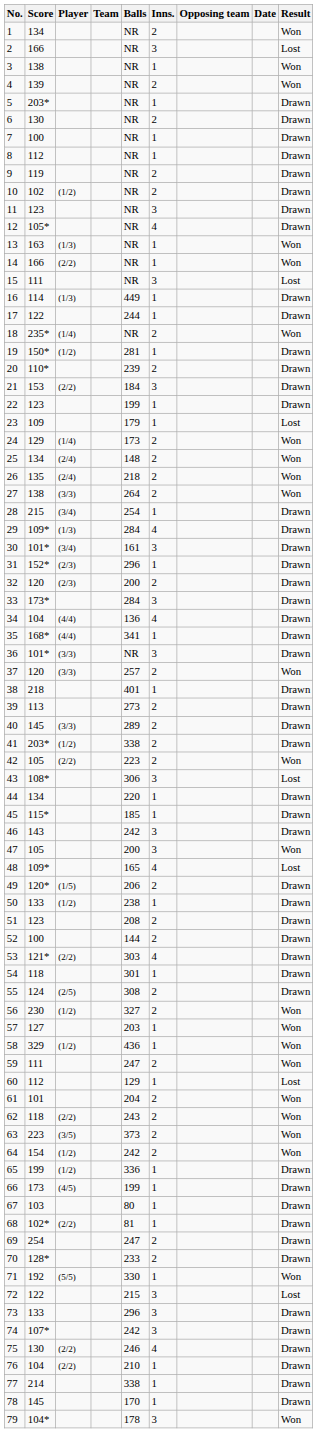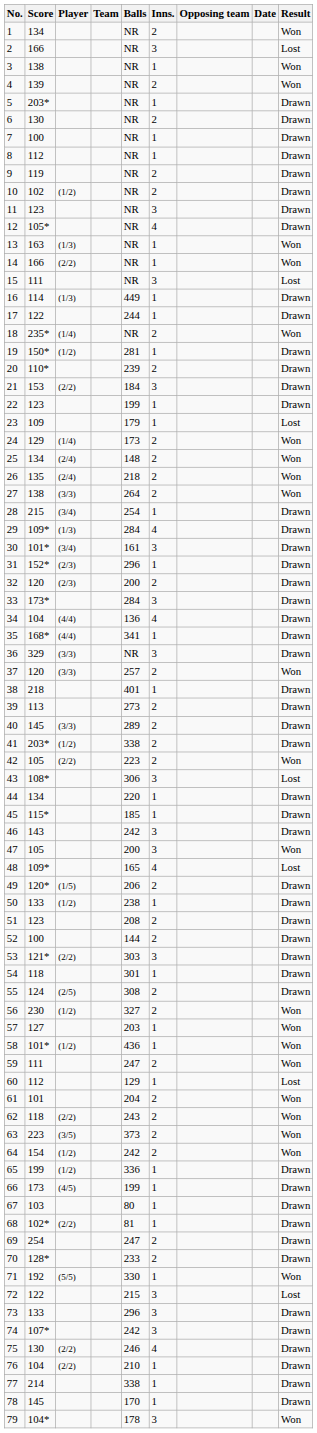(39, 654) 101* -> (36, 654) 329
(154, 956) 4 -> (154, 956) 3
(36, 1045) 329 -> (39, 1045) 101*
